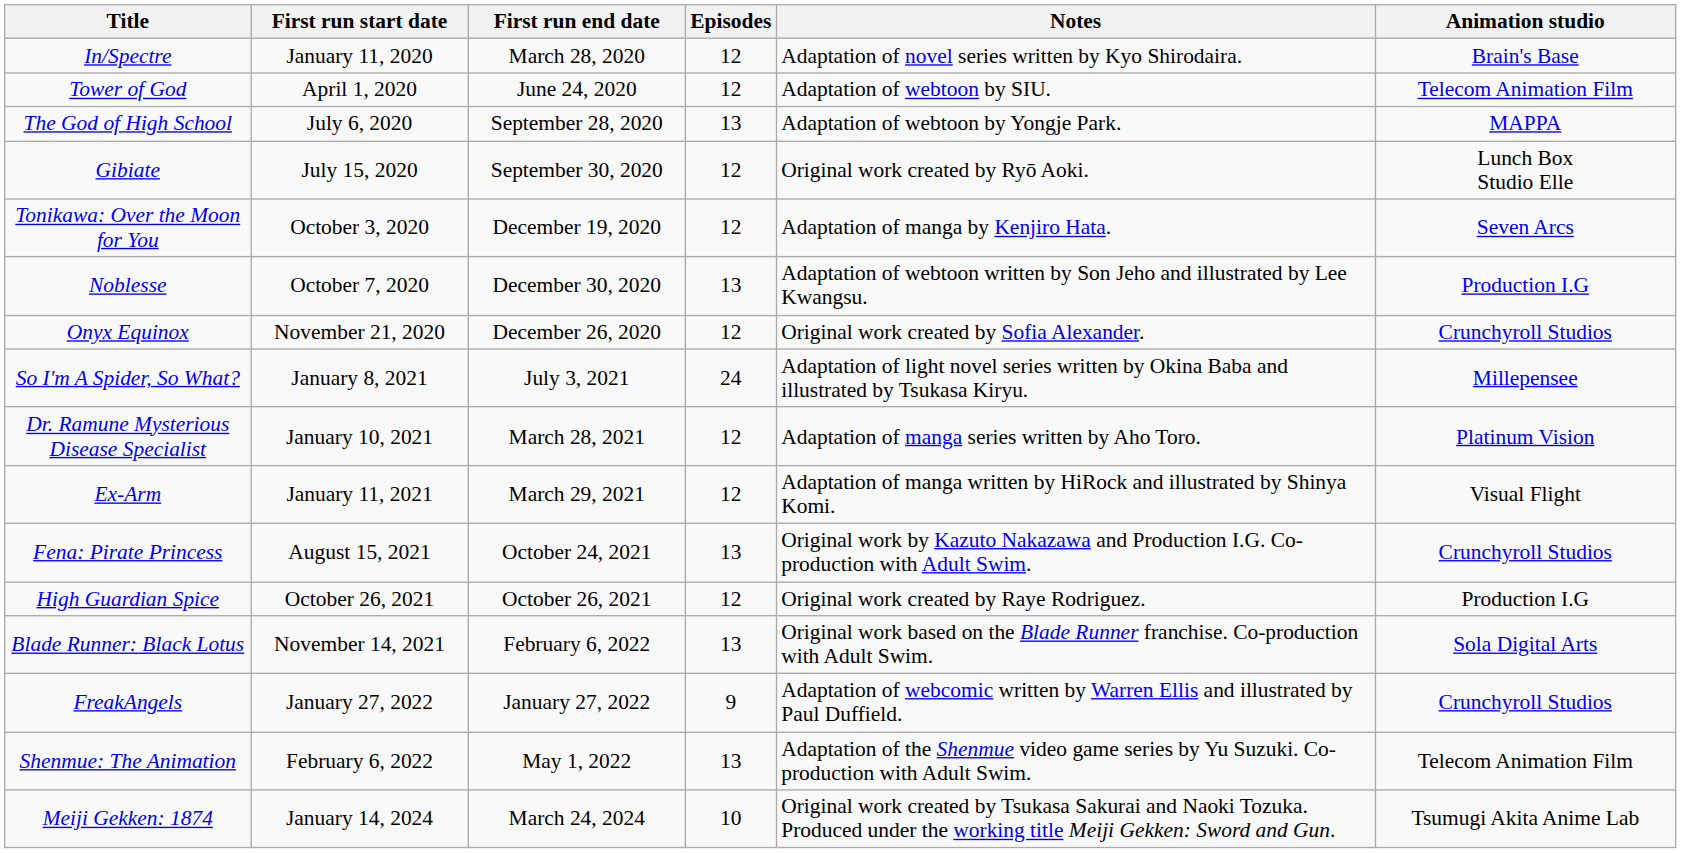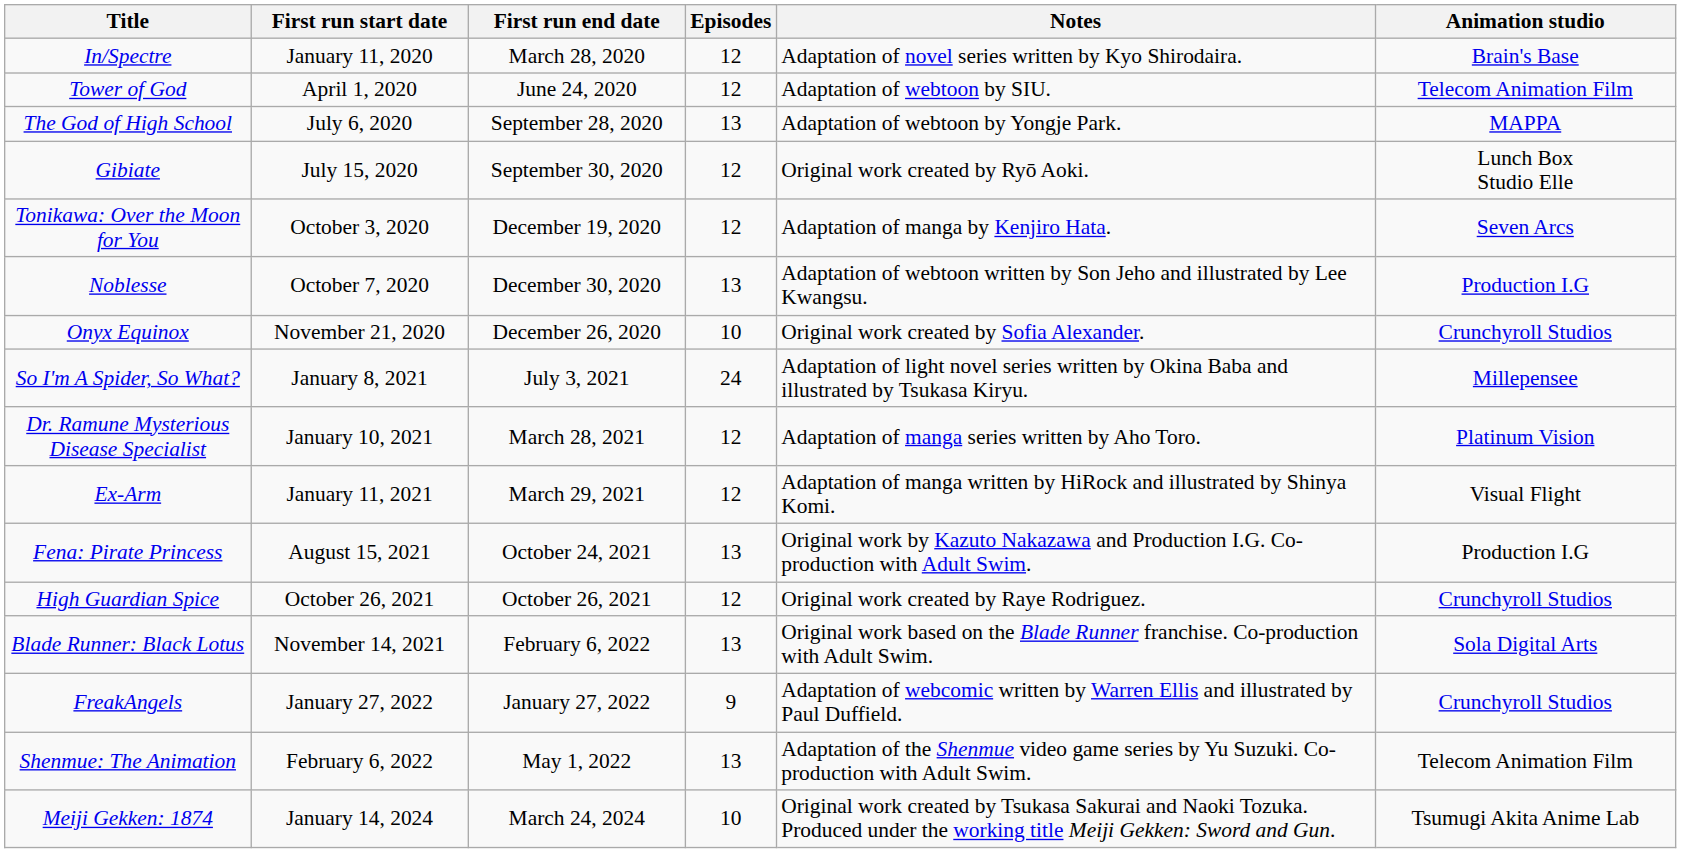(731, 331) 12 -> (731, 331) 10
(1525, 552) Crunchyroll Studios -> (1525, 552) Production I.G
(1525, 598) Production I.G -> (1525, 598) Crunchyroll Studios
